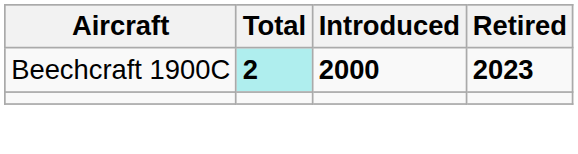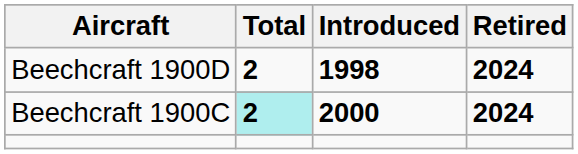+ row: (121, 69)
(503, 69) 2023 -> (503, 112) 2024
